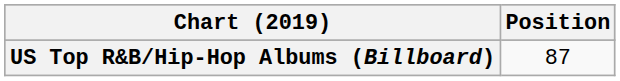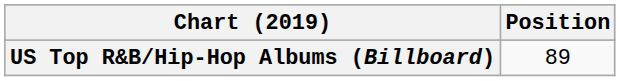(558, 58) 87 -> (558, 58) 89
